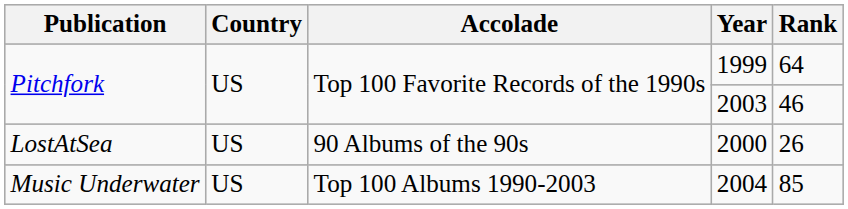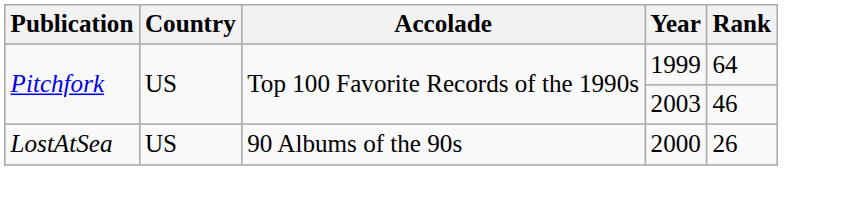- row: (742, 183)
